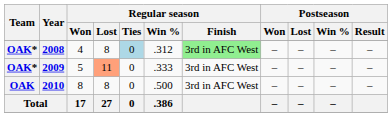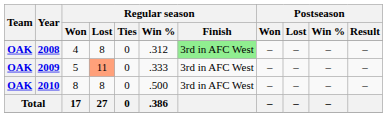(22, 49) OAK* -> (20, 49) OAK
(132, 49) lightblue background -> (127, 49) no background
(22, 67) OAK* -> (20, 67) OAK
